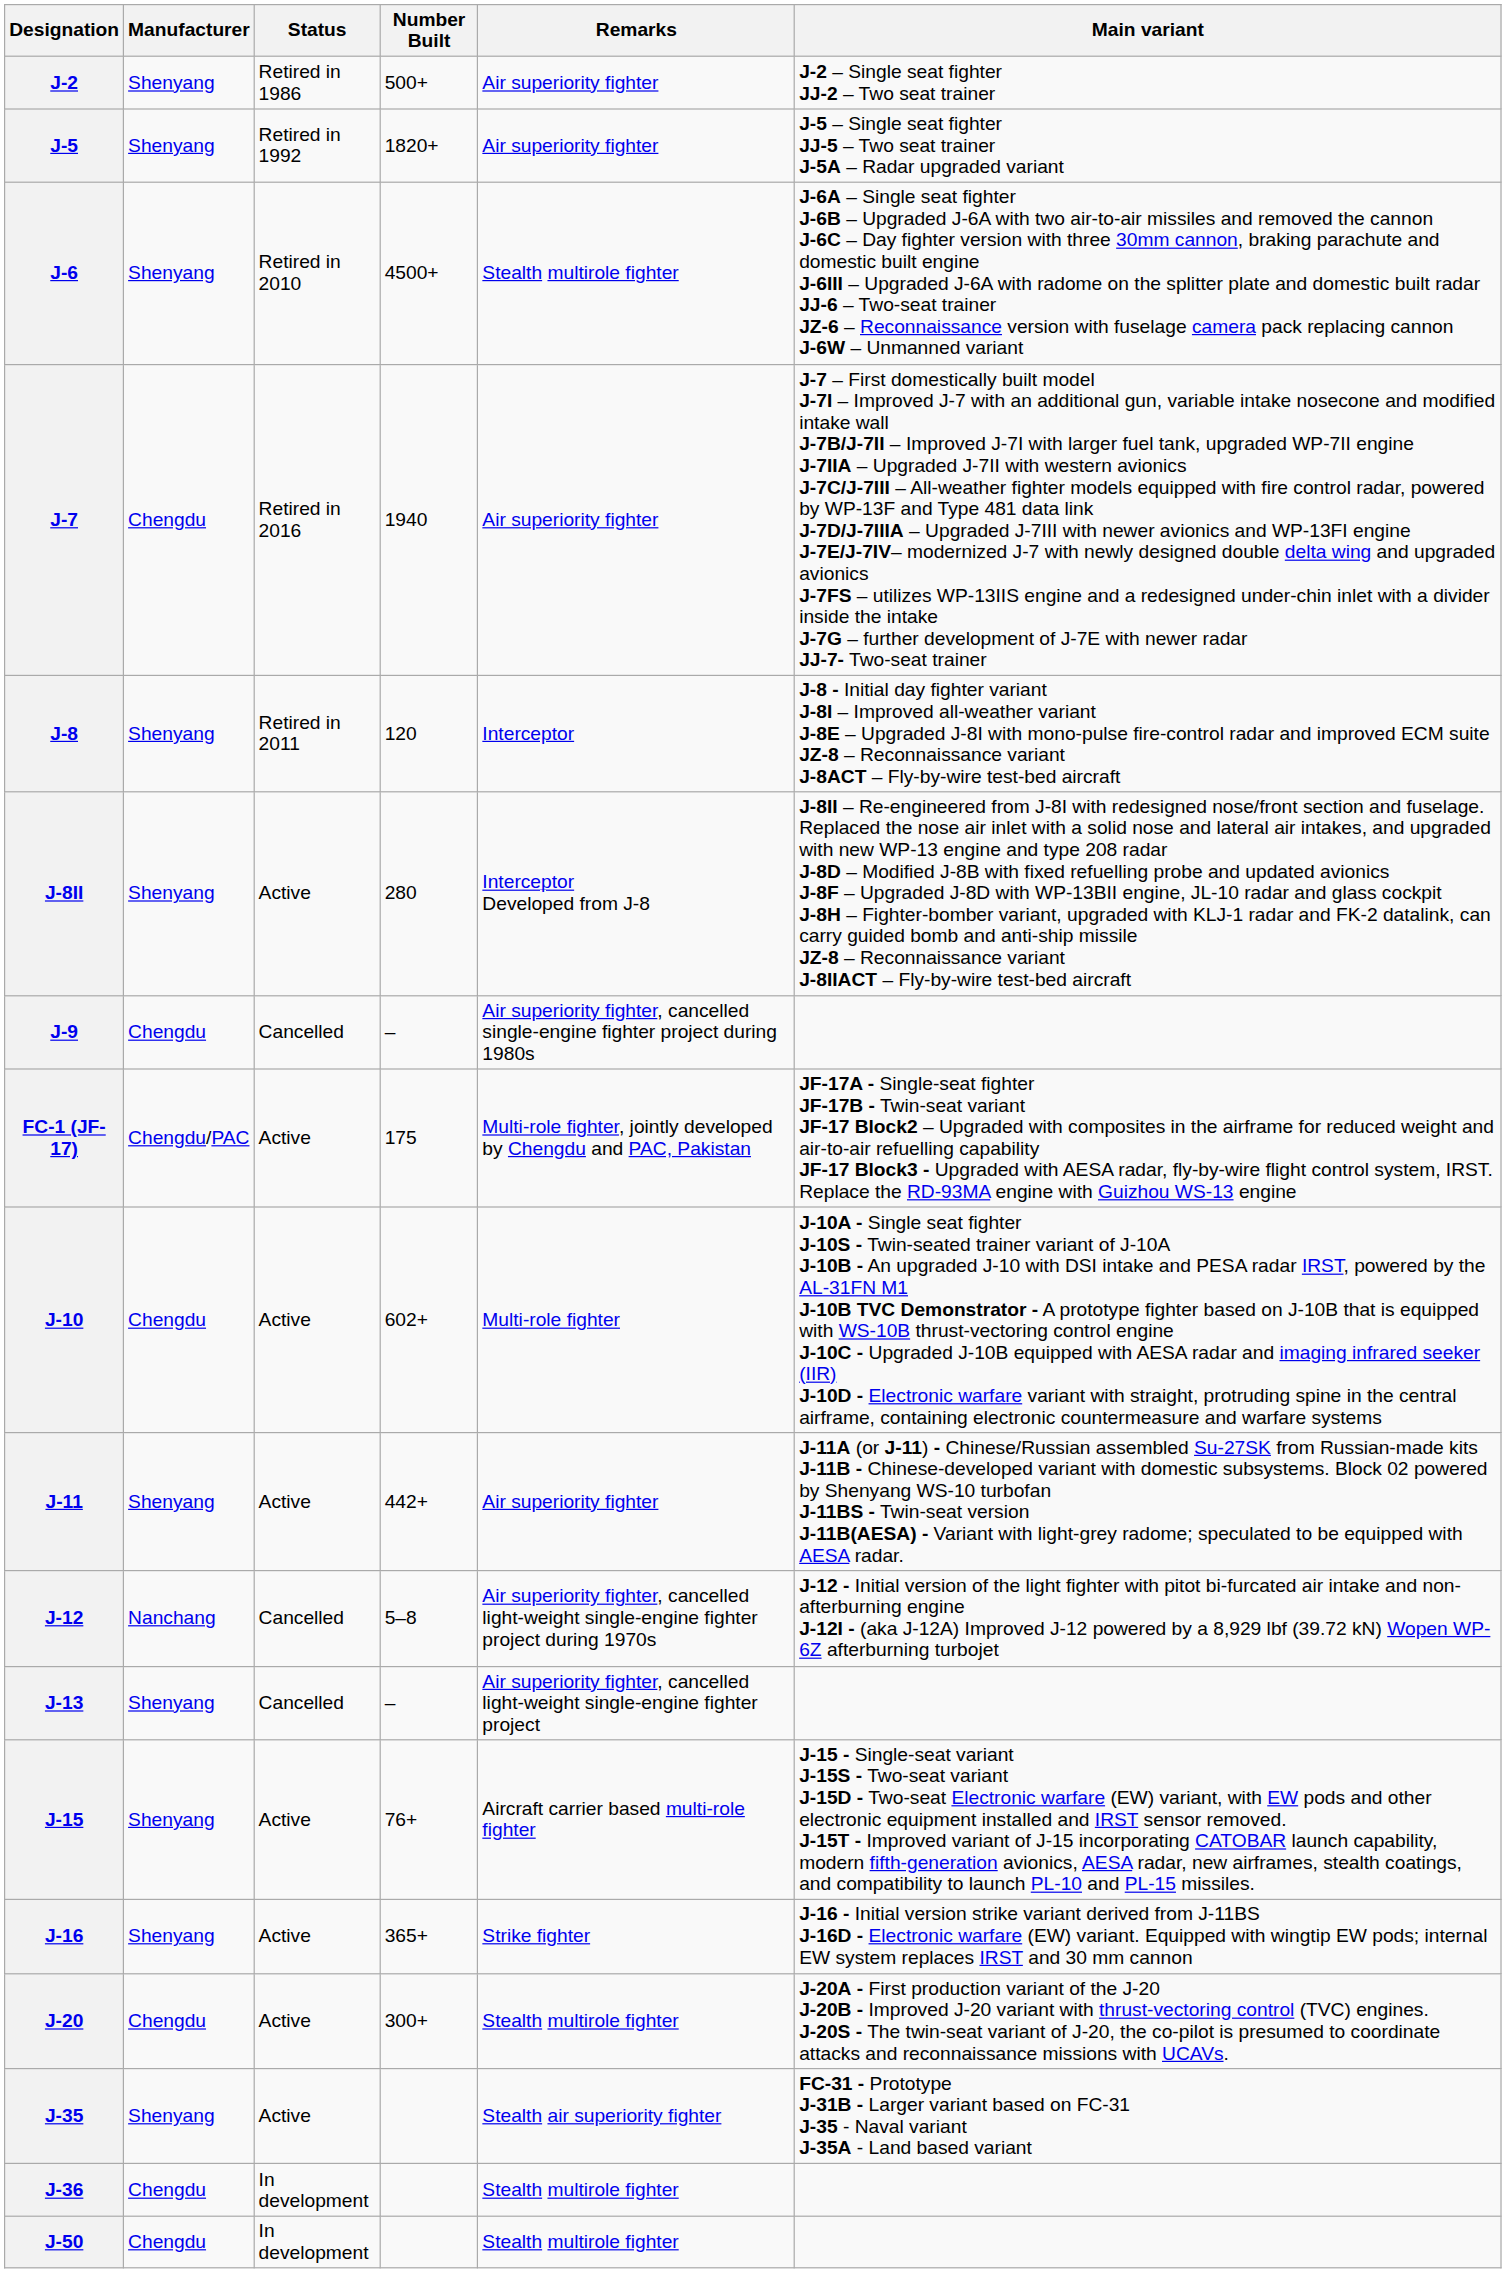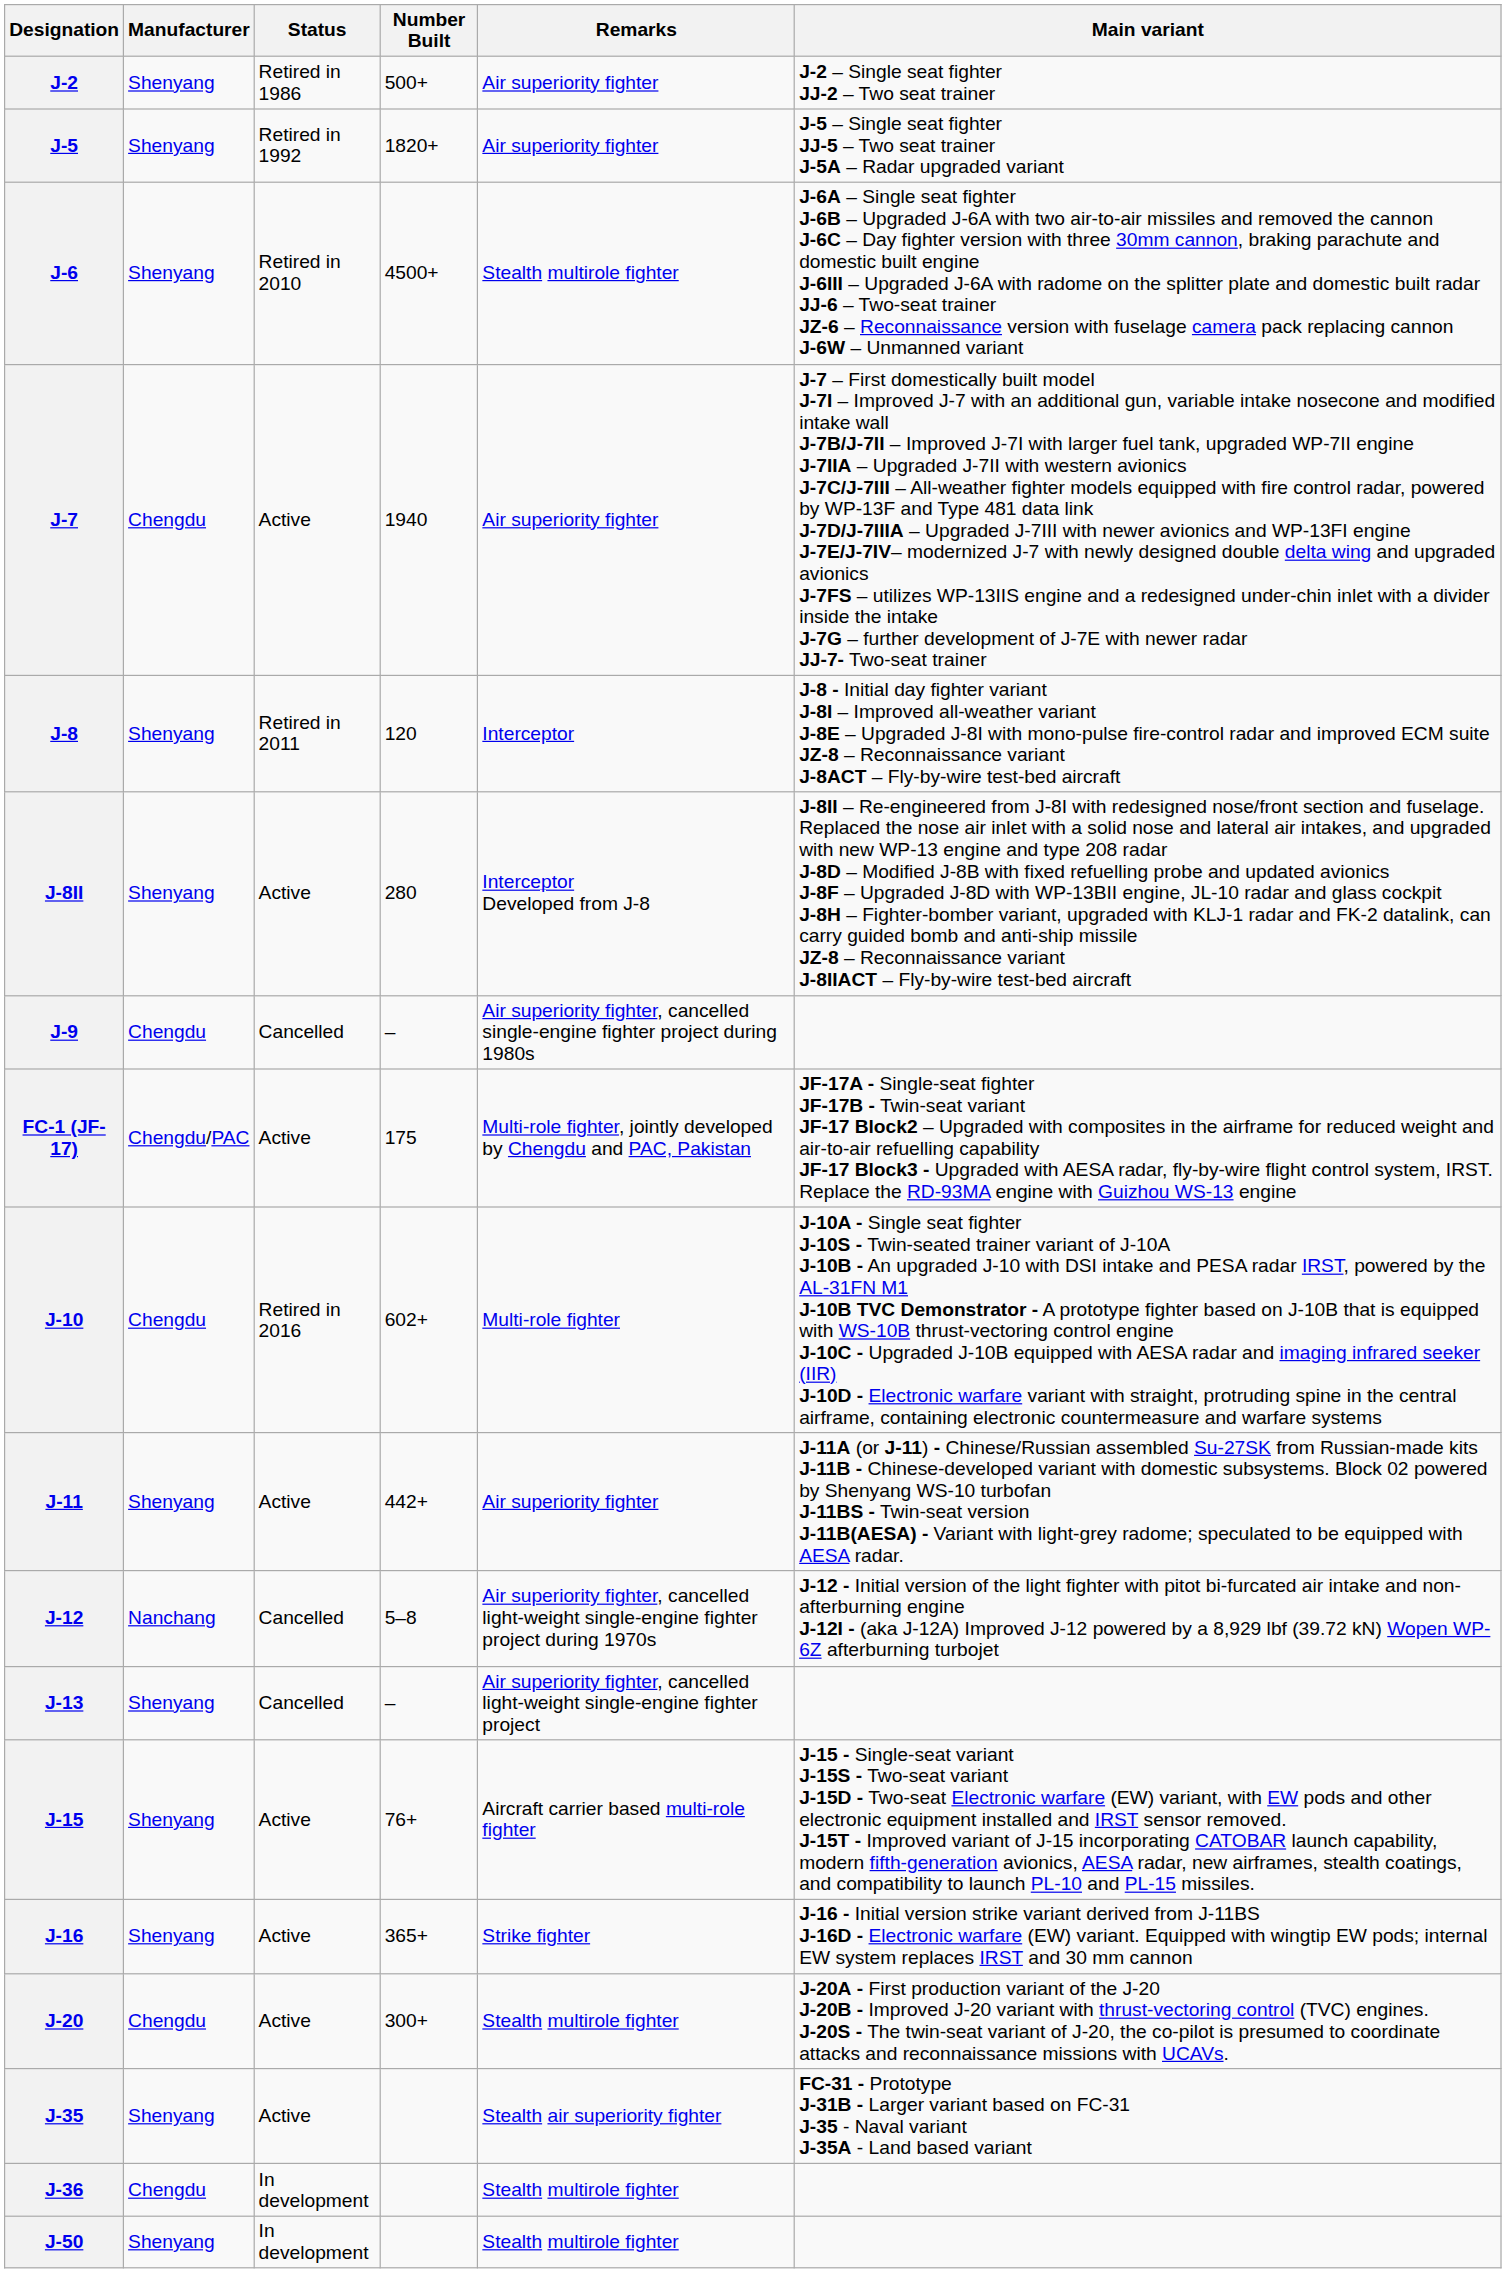(300, 519) Retired in 2016 -> (285, 519) Active
(285, 1319) Active -> (300, 1319) Retired in 2016
(167, 2241) Chengdu -> (171, 2241) Shenyang
